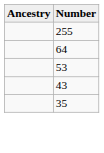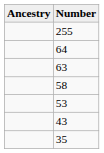+ row: (61, 67)
+ row: (61, 85)
